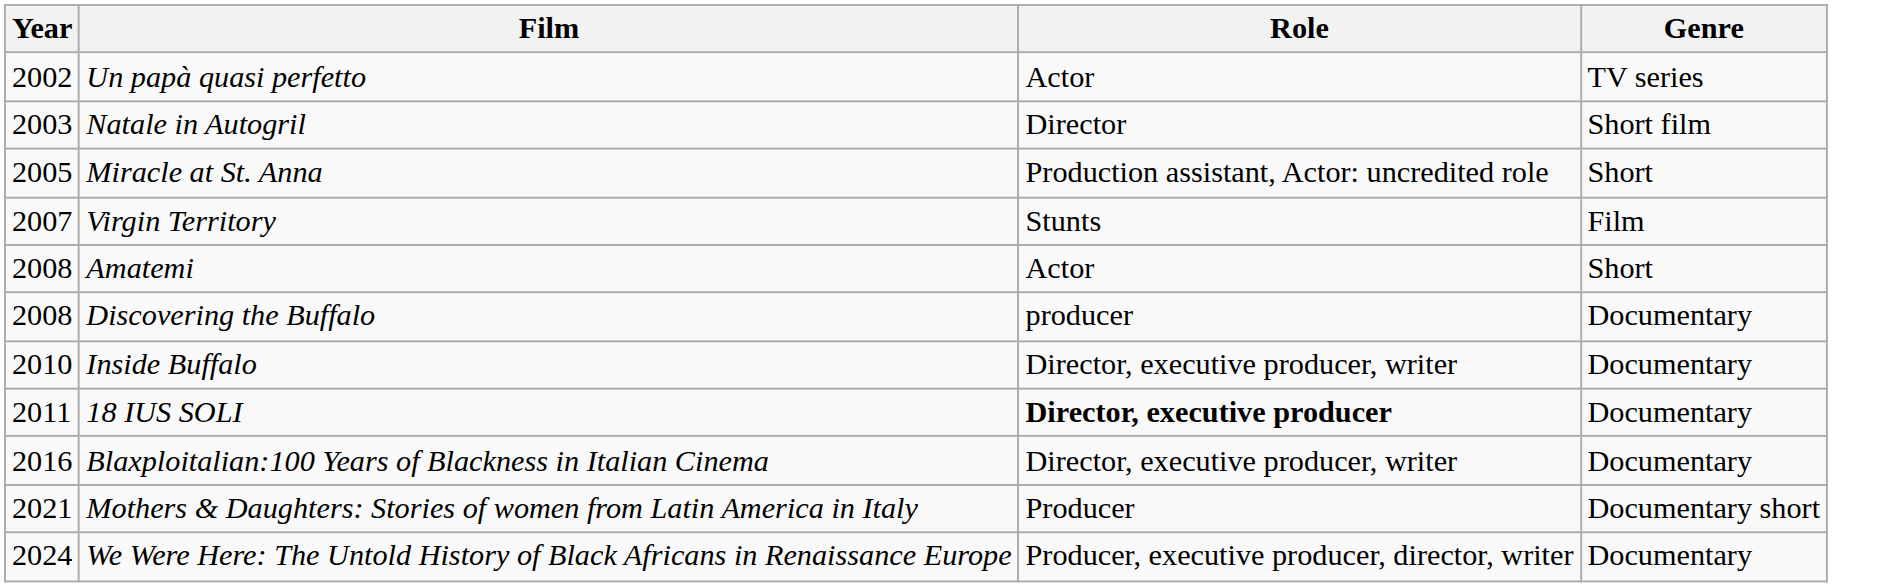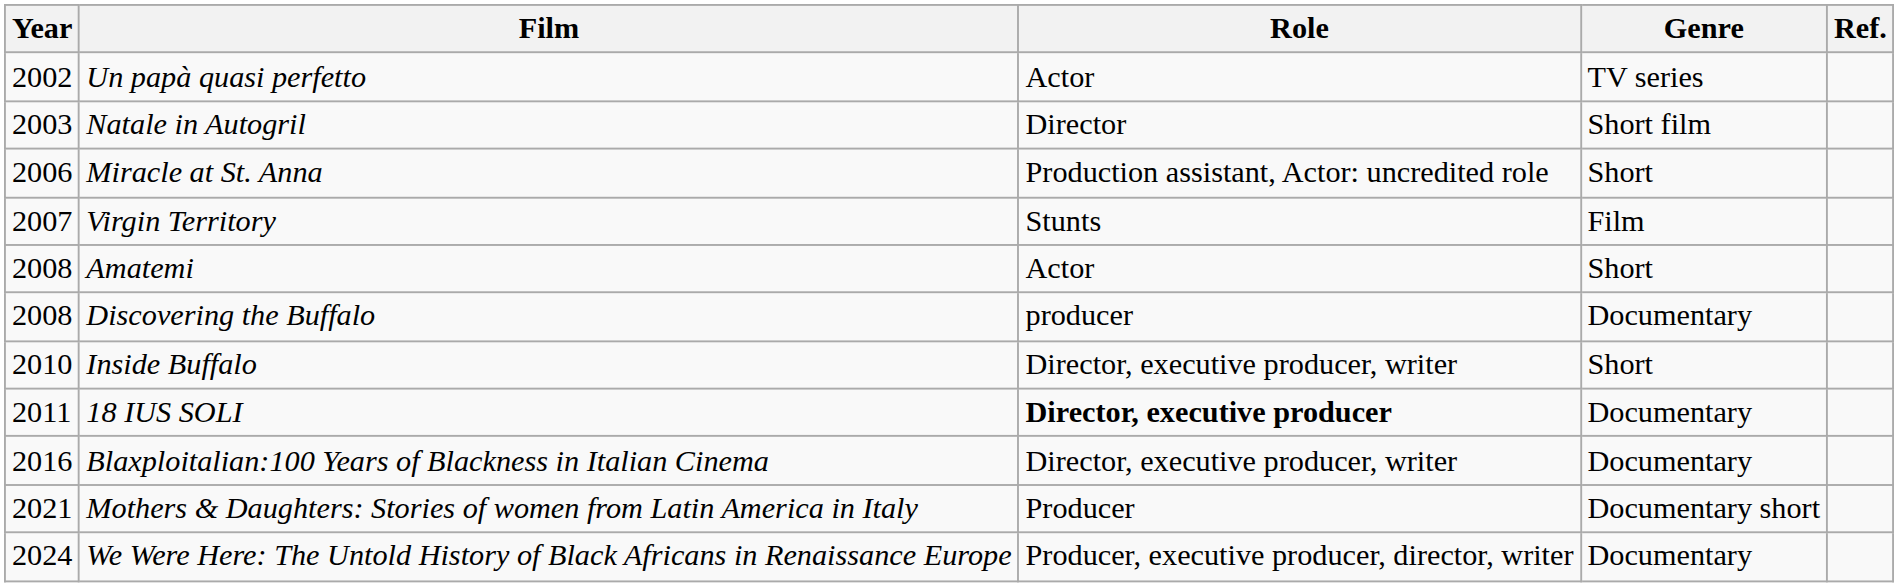+ column: (1860, 28)
(42, 172) 2005 -> (42, 172) 2006
(1670, 364) Documentary -> (1620, 364) Short
